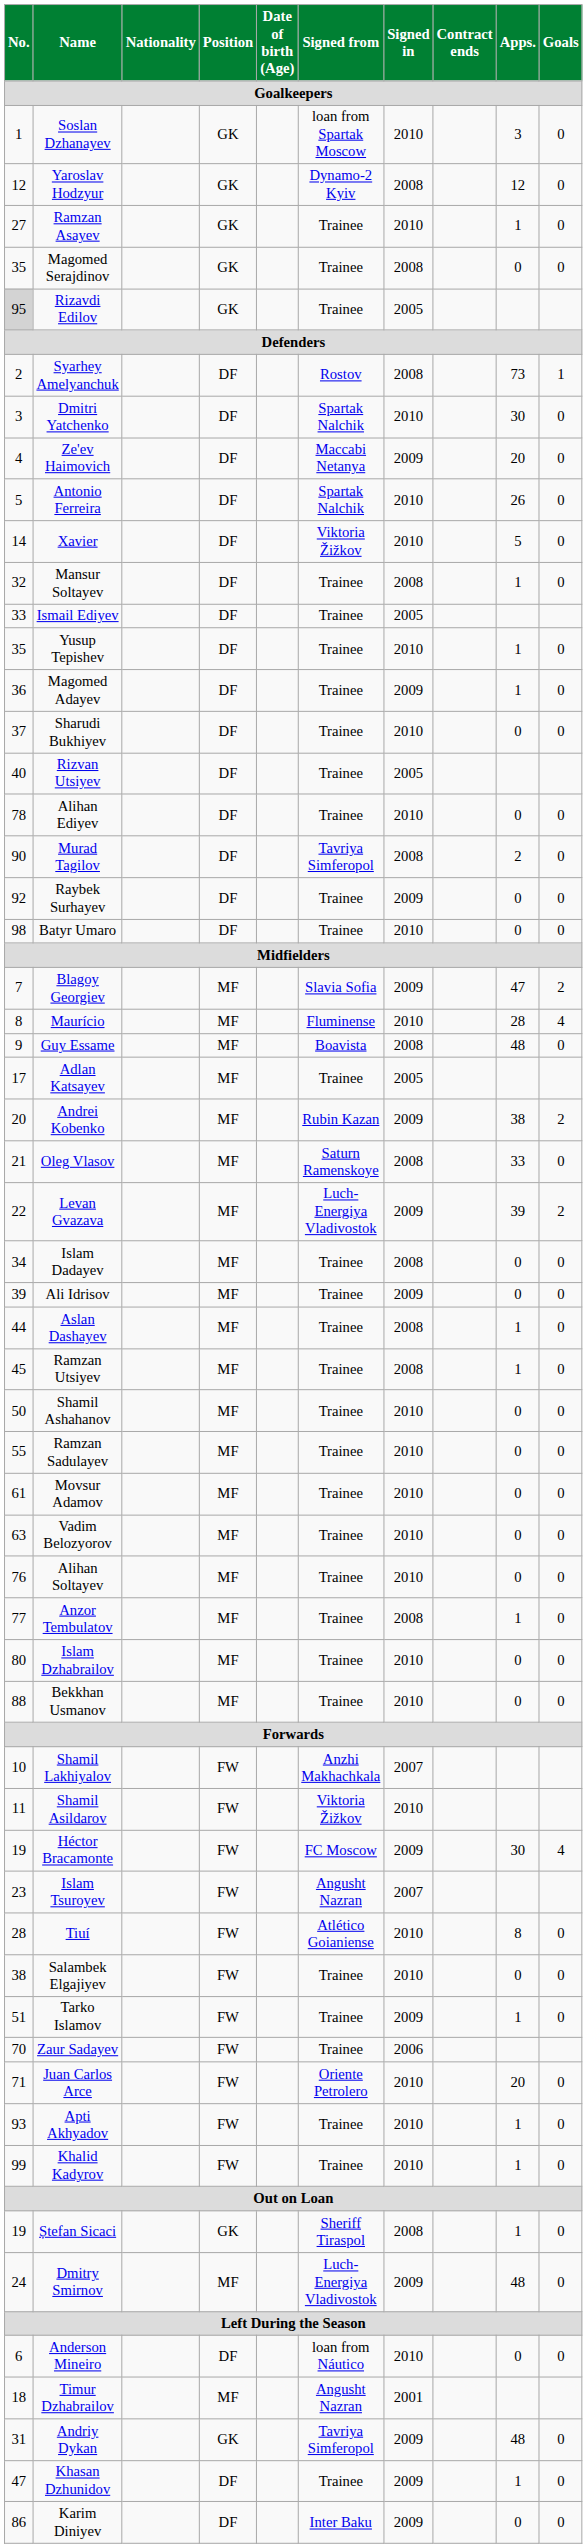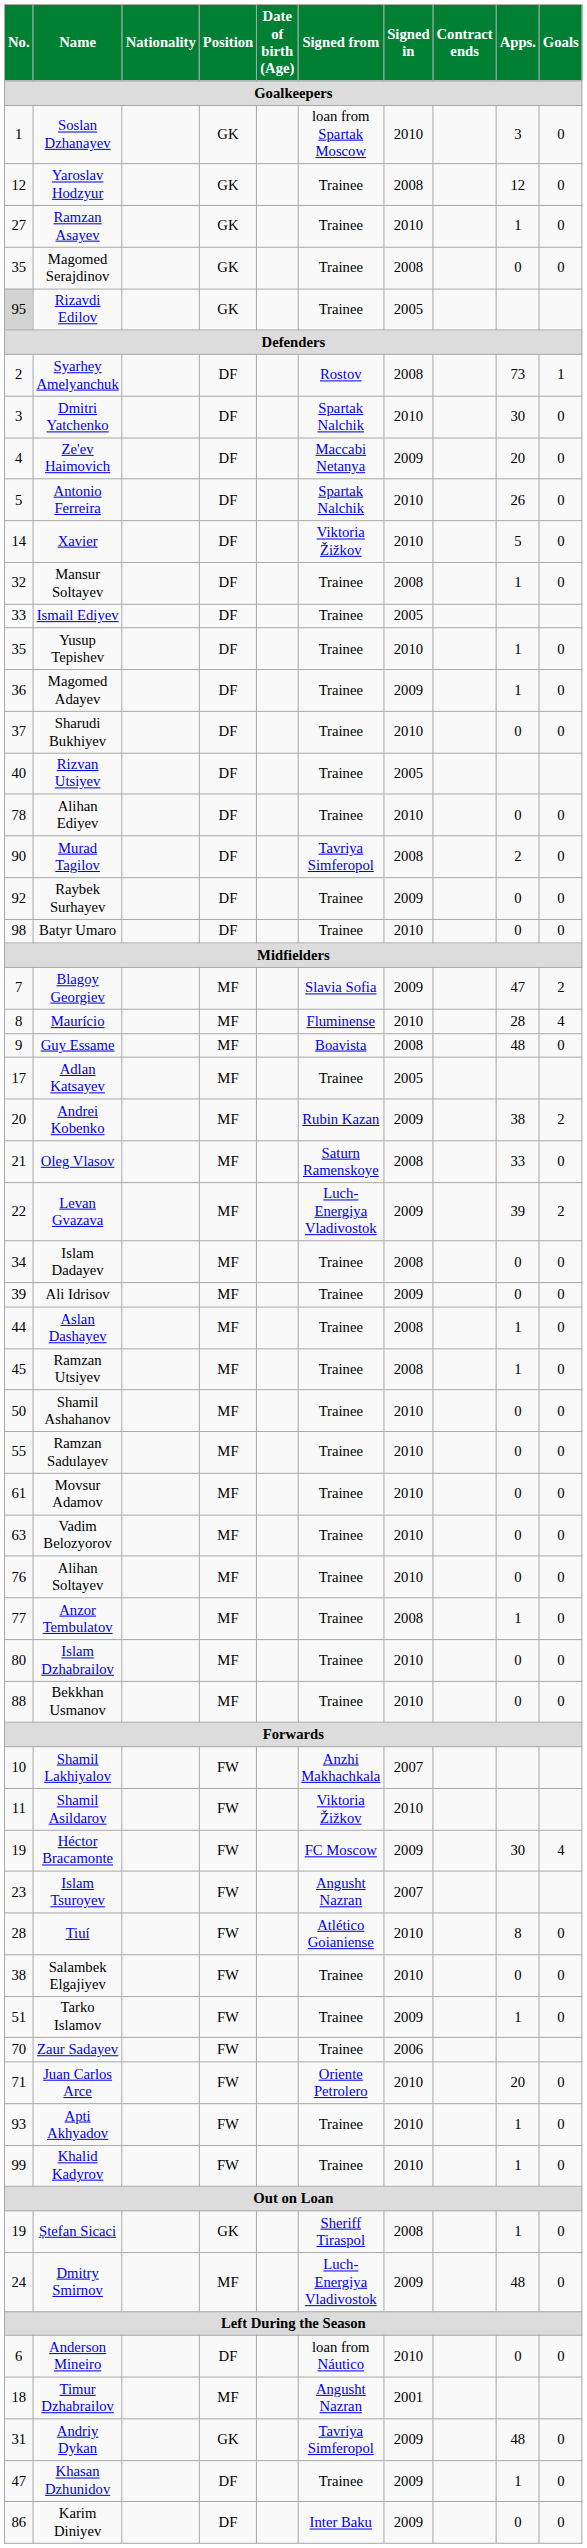(341, 185) Dynamo-2 Kyiv -> (341, 185) Trainee
